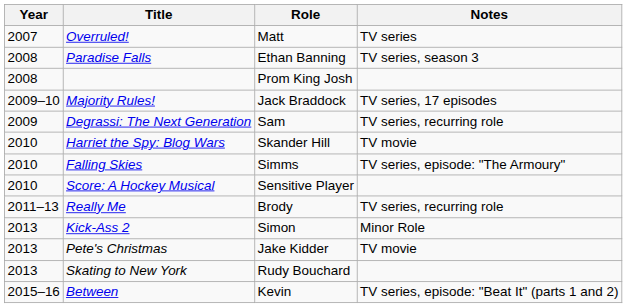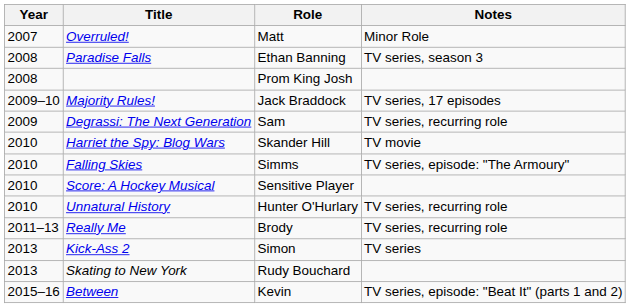(388, 36) TV series -> (397, 36) Minor Role
+ row: (118, 206)
(393, 228) Minor Role -> (392, 249) TV series
- row: (117, 249)
